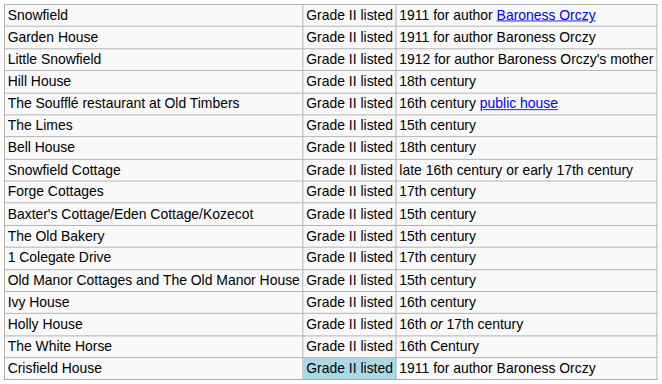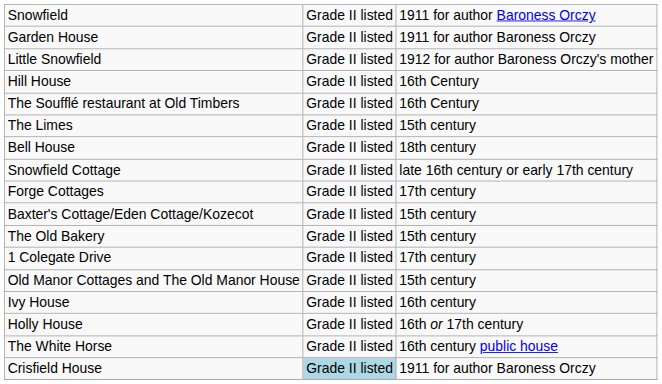(438, 81) 18th century -> (439, 81) 16th Century
(479, 103) 16th century public house -> (439, 103) 16th Century
(439, 346) 16th Century -> (479, 346) 16th century public house
